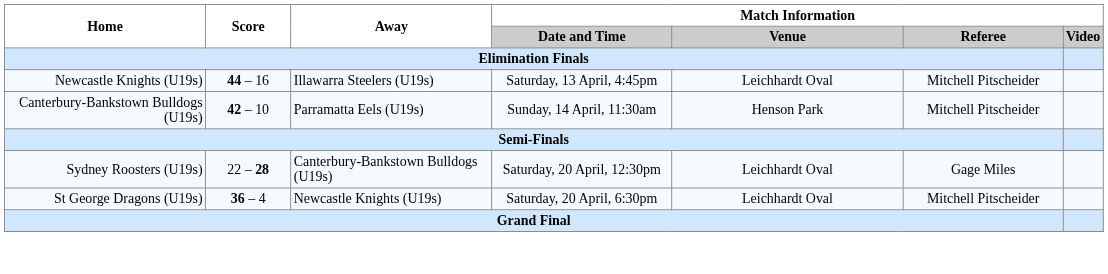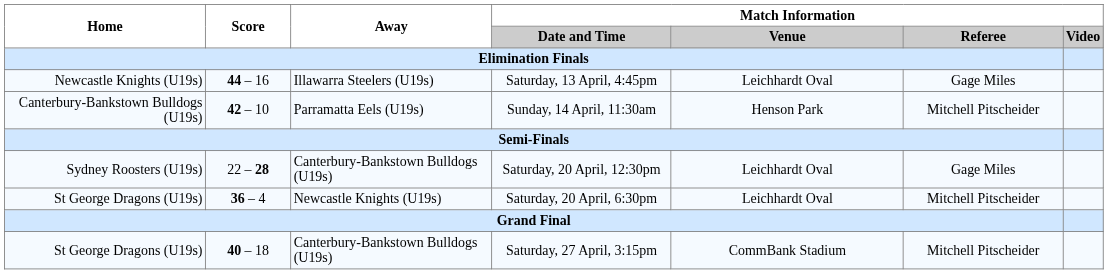(983, 80) Mitchell Pitscheider -> (983, 80) Gage Miles
+ row: (582, 250)
